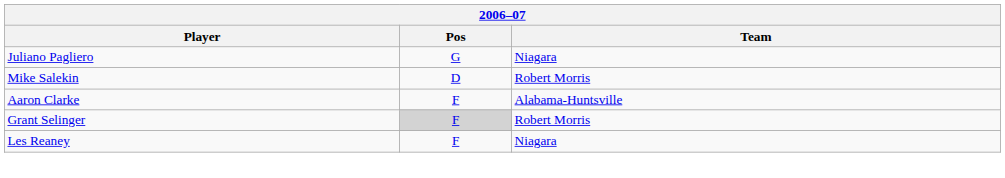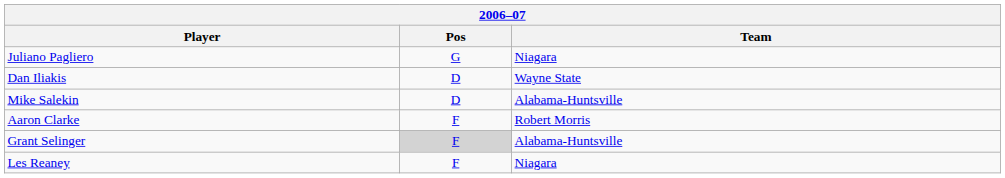+ row: (37, 78)
(552, 78) Robert Morris -> (568, 99) Alabama-Huntsville
(568, 99) Alabama-Huntsville -> (552, 120) Robert Morris
(552, 120) Robert Morris -> (568, 141) Alabama-Huntsville
